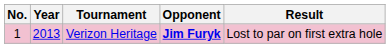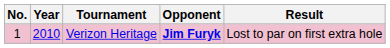(46, 34) 2013 -> (46, 34) 2010
